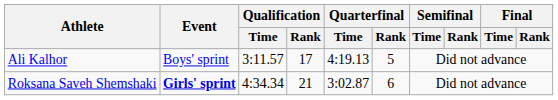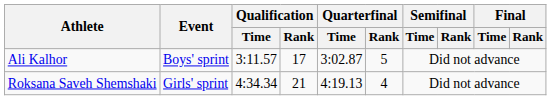(348, 60) 4:19.13 -> (341, 60) 3:02.87
(199, 83) bold -> (196, 83) normal
(348, 83) 3:02.87 -> (341, 83) 4:19.13
(391, 83) 6 -> (384, 83) 4
